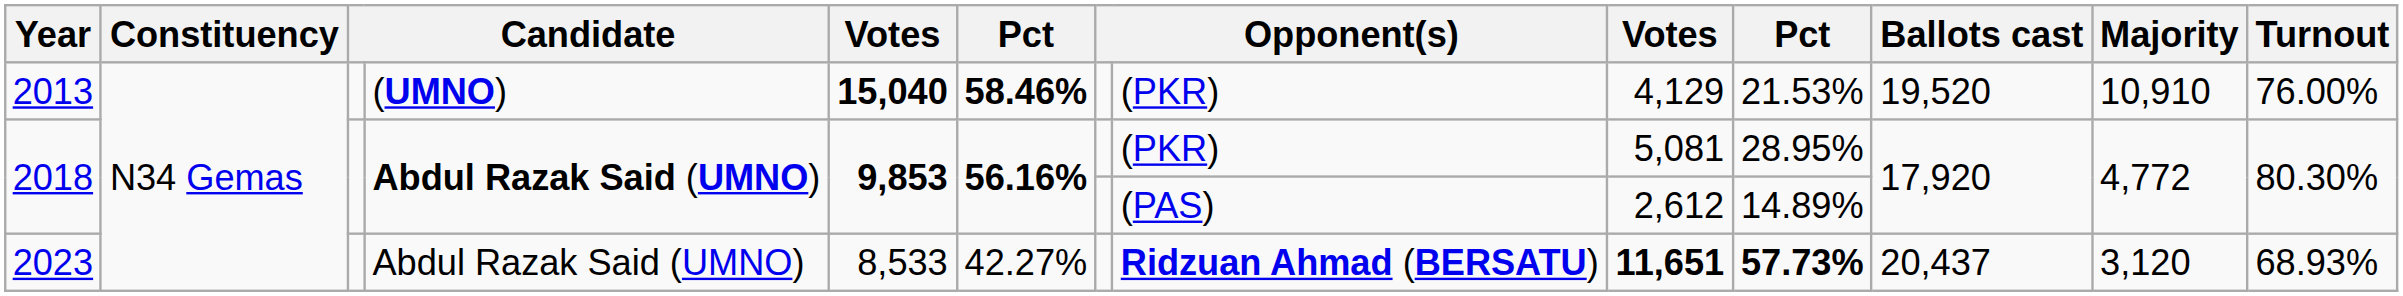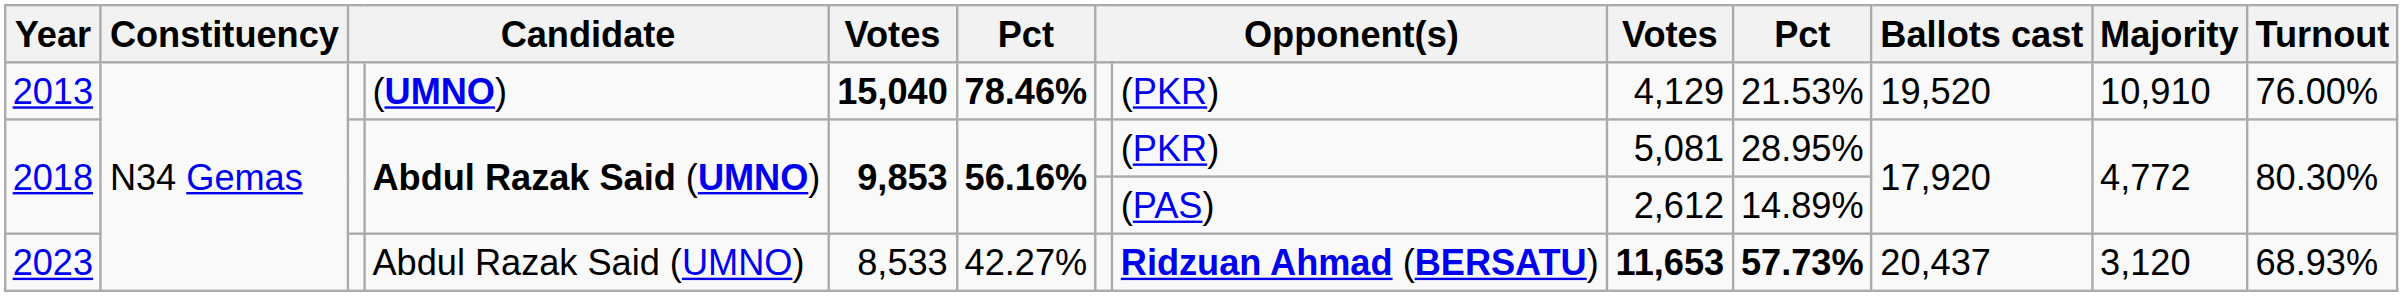(1026, 91) 58.46% -> (1026, 91) 78.46%
(1670, 263) 11,651 -> (1670, 263) 11,653
